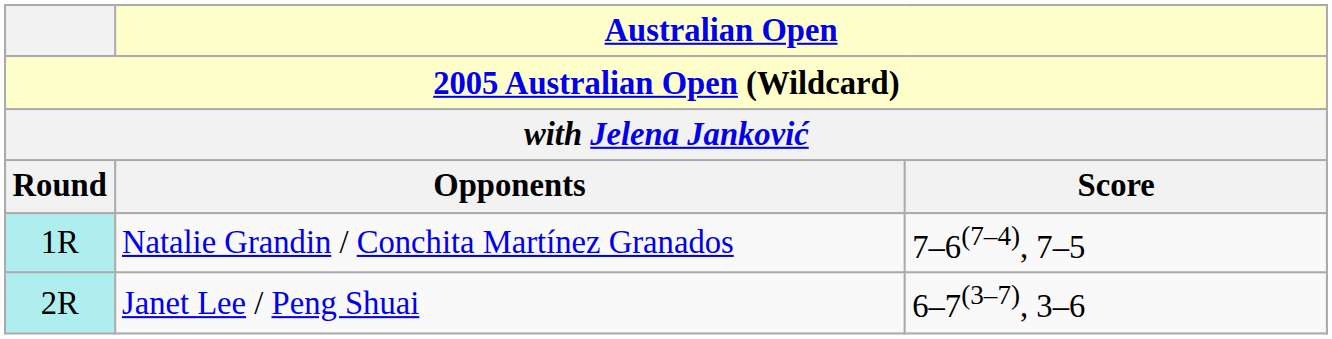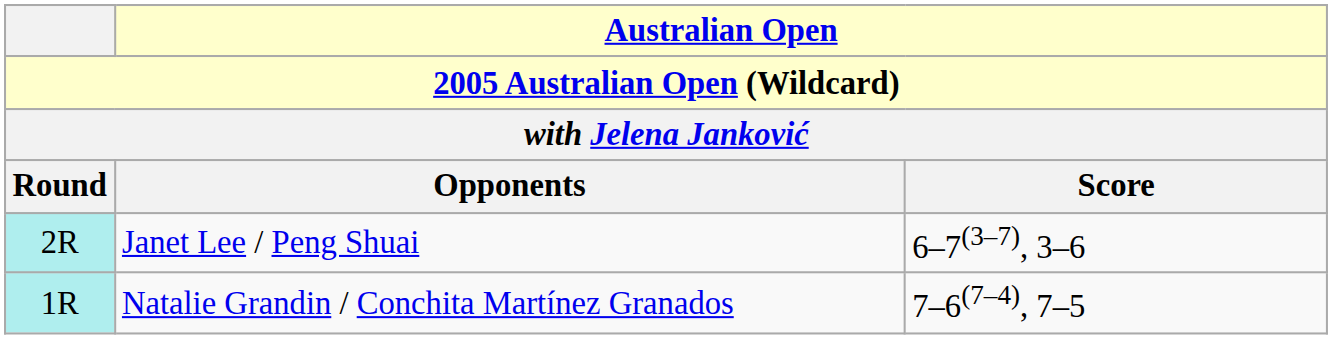rows swapped: (428, 241) <-> (271, 302)
